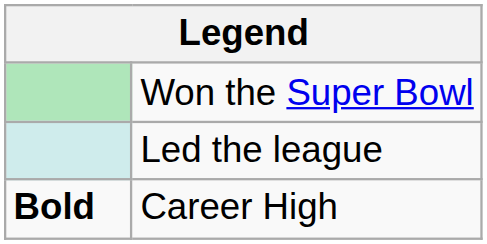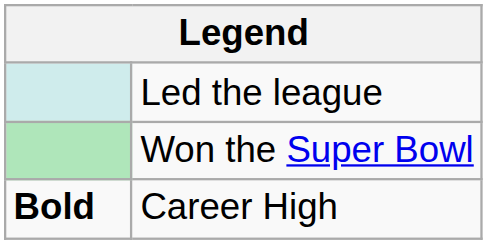rows swapped: (307, 91) <-> (262, 149)
